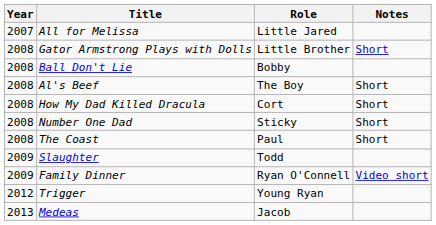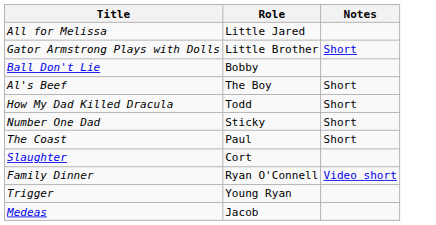- column: (20, 13)
(270, 103) Cort -> (239, 103) Todd
(270, 158) Todd -> (239, 158) Cort
